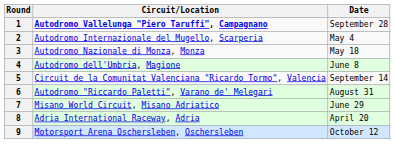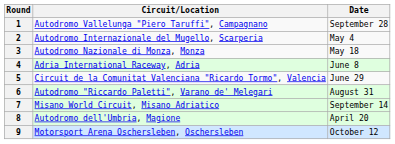(151, 25) bold -> (151, 25) normal
(107, 65) Autodromo dell'Umbria, Magione -> (117, 65) Adria International Raceway, Adria
(359, 78) September 14 -> (347, 78) June 29
(347, 105) June 29 -> (359, 105) September 14
(117, 119) Adria International Raceway, Adria -> (107, 119) Autodromo dell'Umbria, Magione
